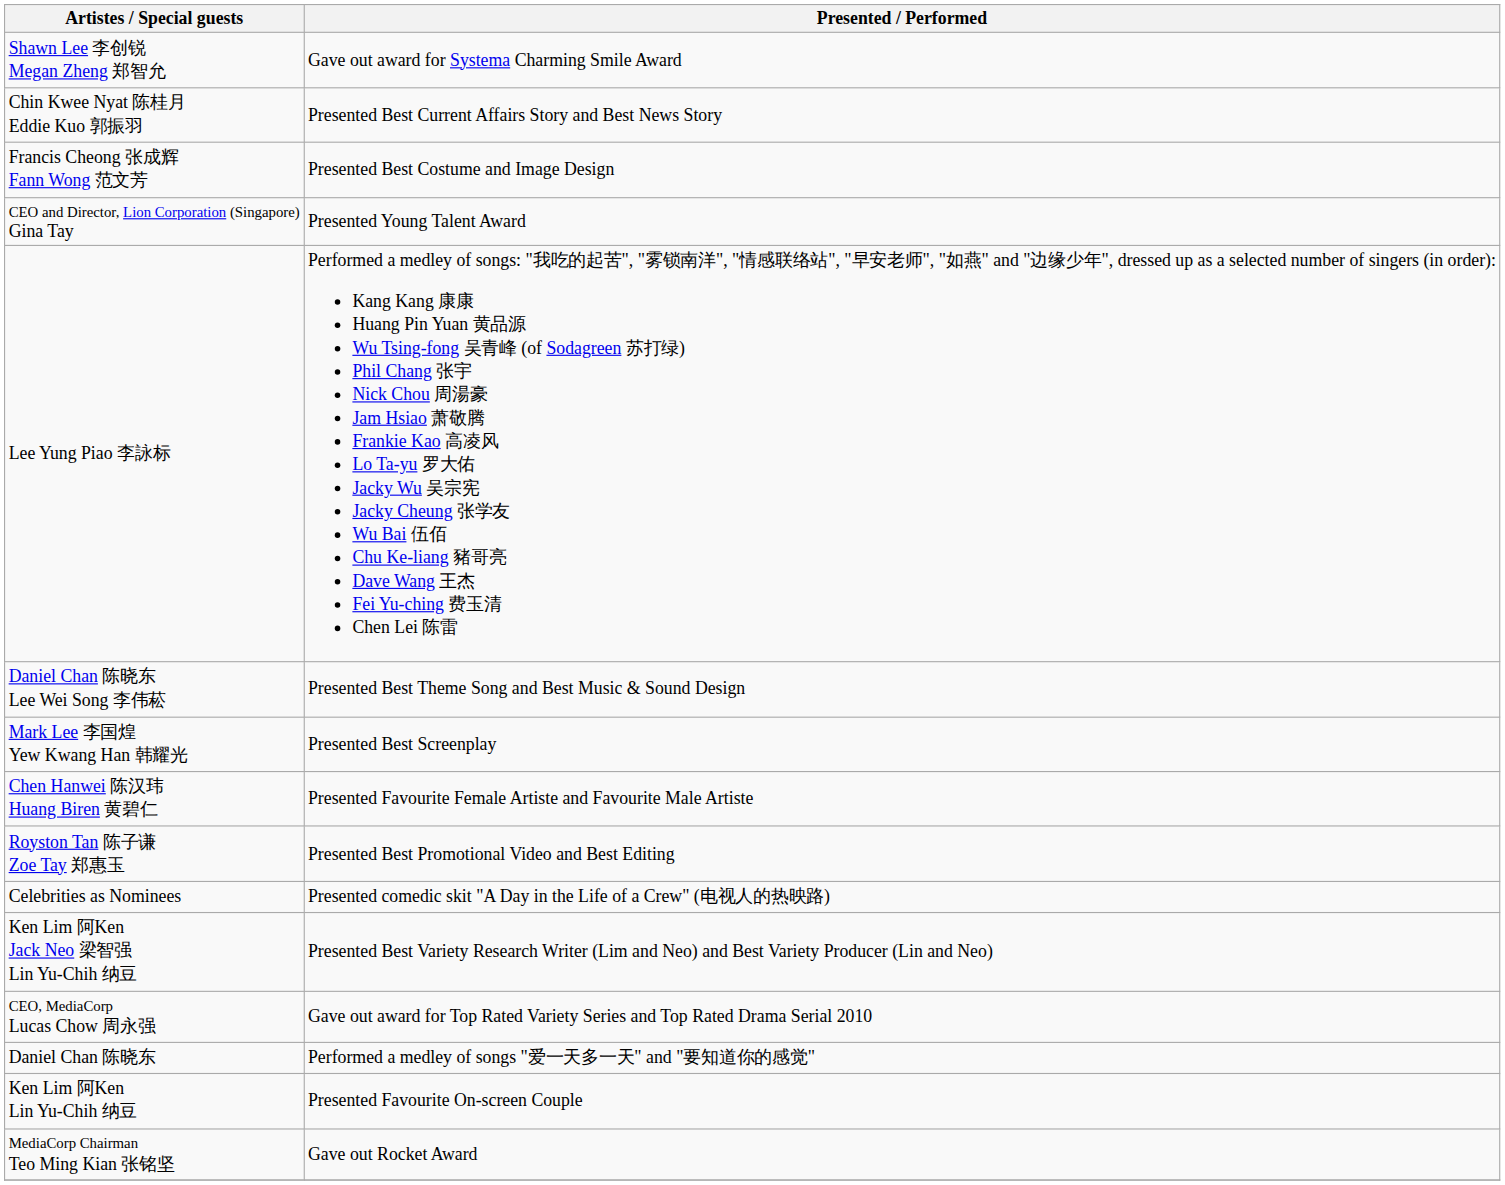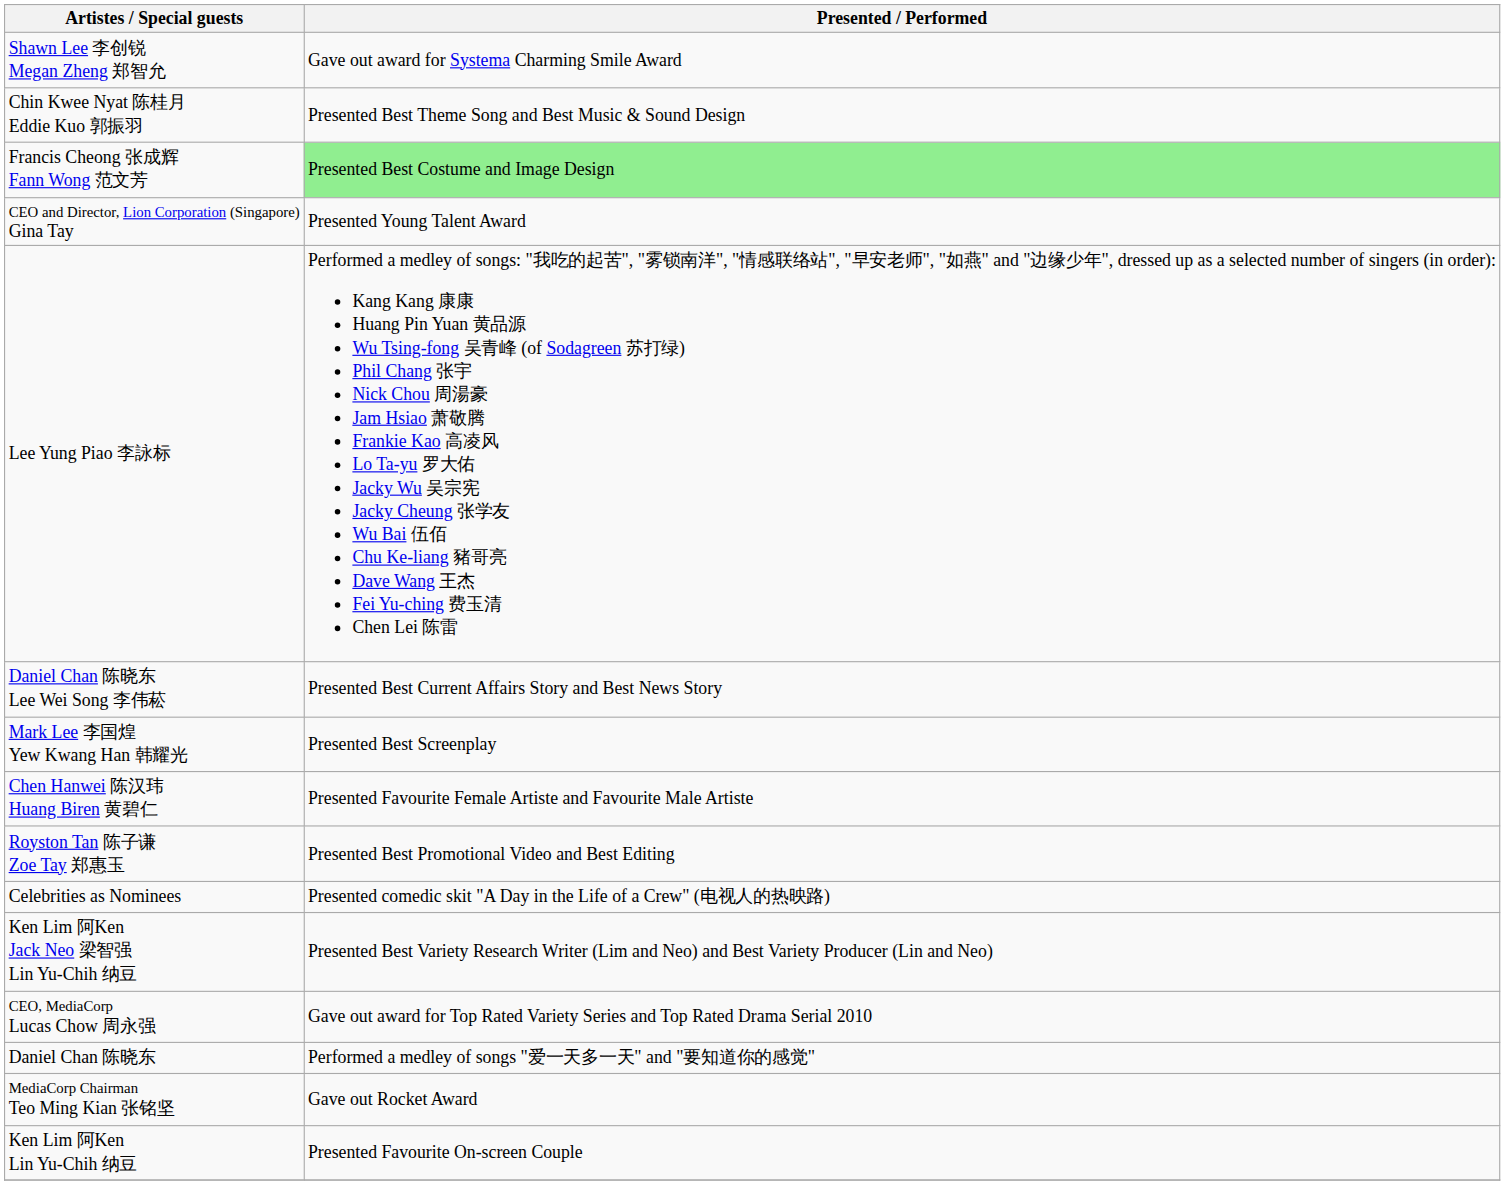(515, 114) Presented Best Current Affairs Story and Best News Story -> (527, 114) Presented Best Theme Song and Best Music & Sound Design
(461, 169) no background -> (461, 169) lightgreen background
(527, 689) Presented Best Theme Song and Best Music & Sound Design -> (515, 689) Presented Best Current Affairs Story and Best News Story
rows swapped: (73, 1100) <-> (92, 1154)
